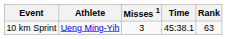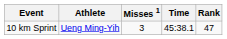(209, 28) 63 -> (209, 28) 47
